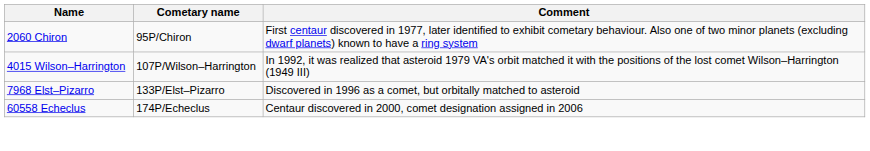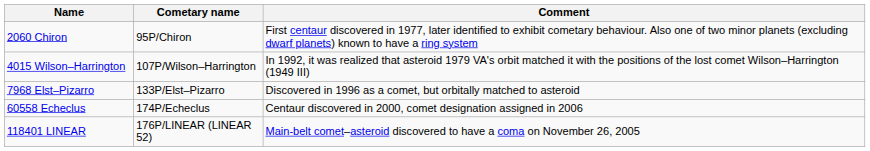+ row: (46, 131)
